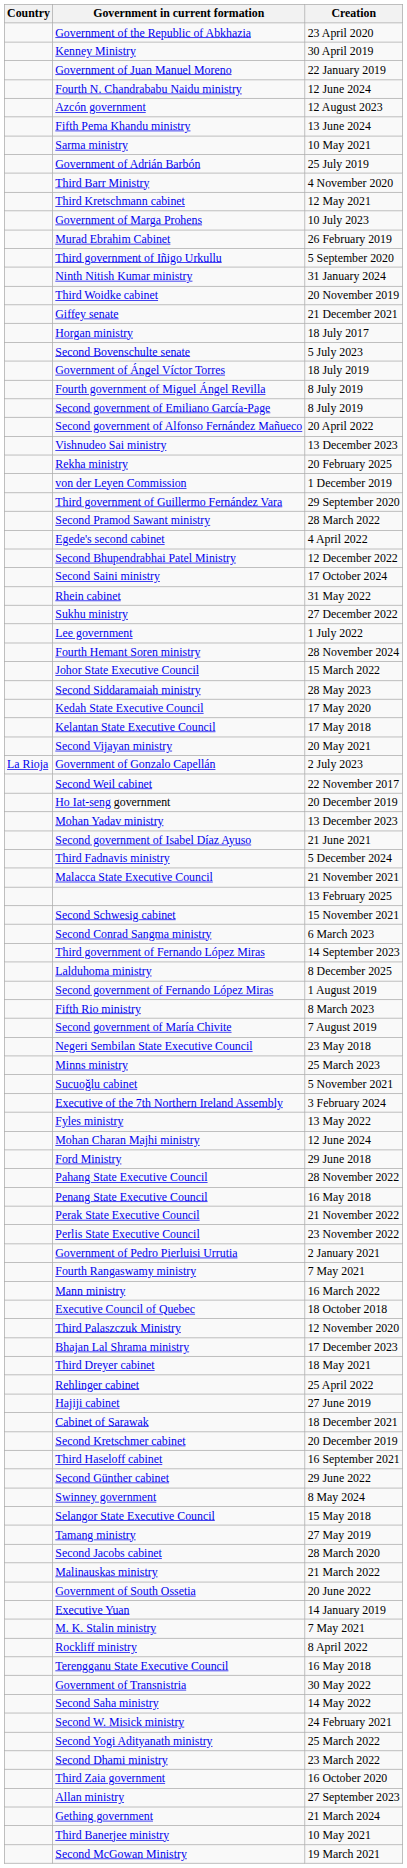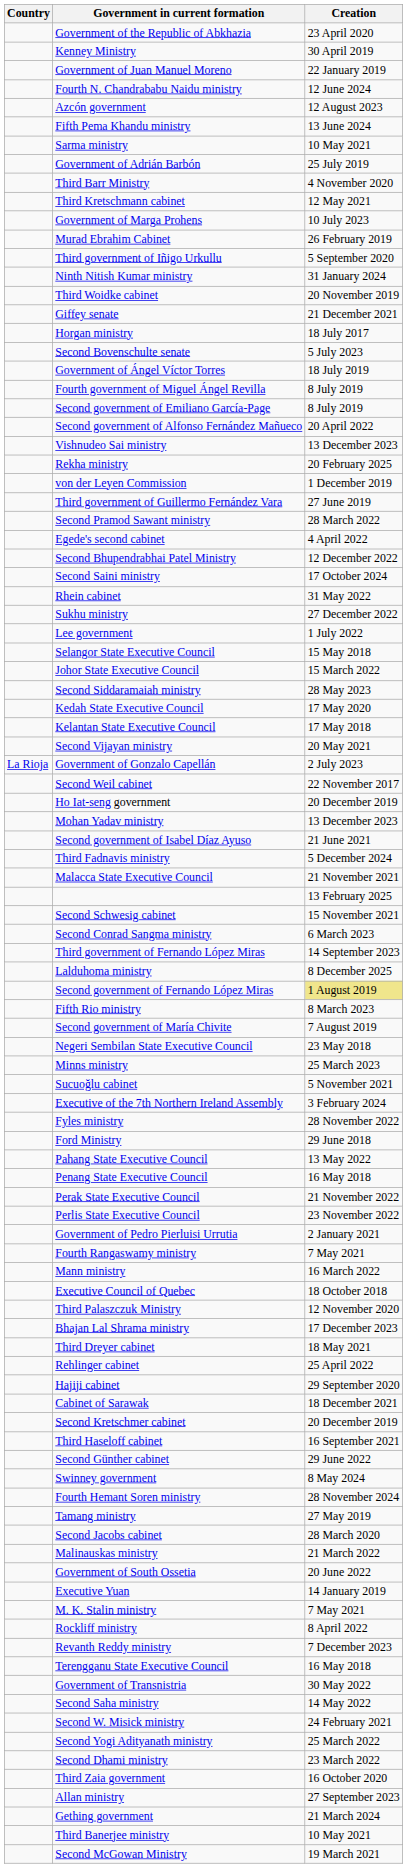(354, 502) 29 September 2020 -> (339, 502) 27 June 2019
rows swapped: (128, 652) <-> (135, 1516)
(342, 990) no background -> (342, 990) khaki background
(339, 1121) 13 May 2022 -> (353, 1121) 28 November 2022
- row: (127, 1140)
(353, 1178) 28 November 2022 -> (339, 1159) 13 May 2022
(339, 1403) 27 June 2019 -> (354, 1384) 29 September 2020
+ row: (113, 1647)
